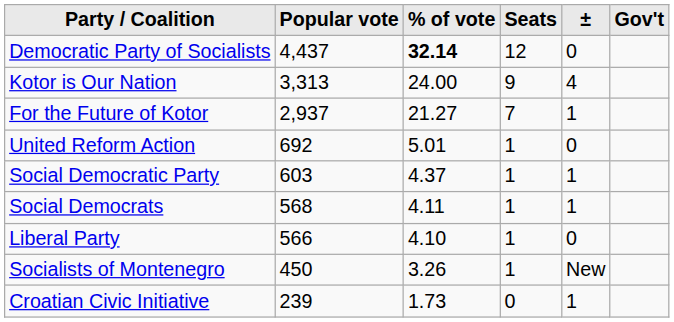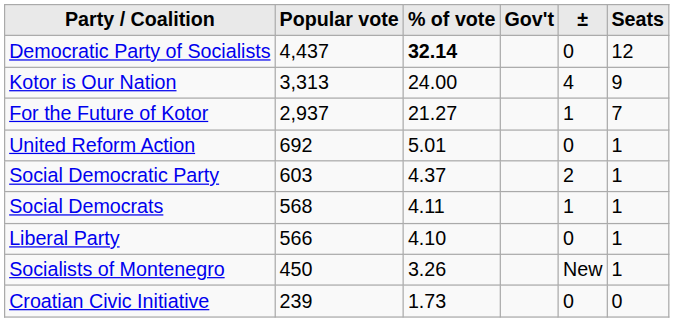columns swapped: (531, 20) <-> (639, 20)
(572, 176) 1 -> (568, 176) 2
(572, 301) 1 -> (568, 301) 0
